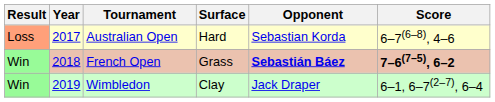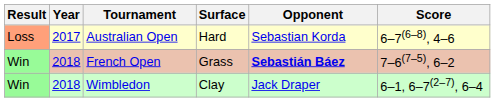(417, 60) bold -> (417, 60) normal
(66, 84) 2019 -> (66, 84) 2018
